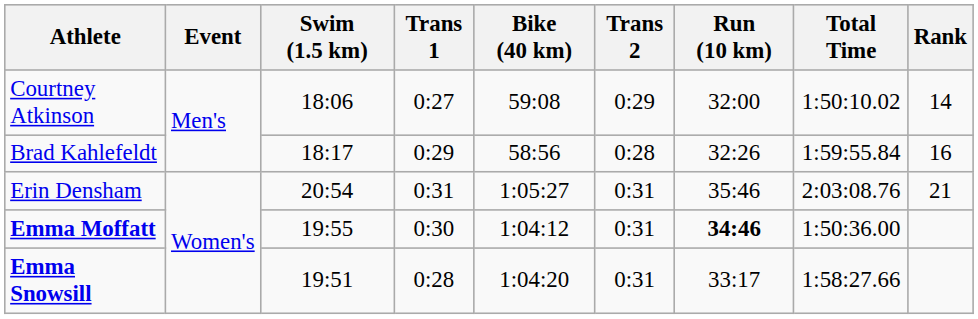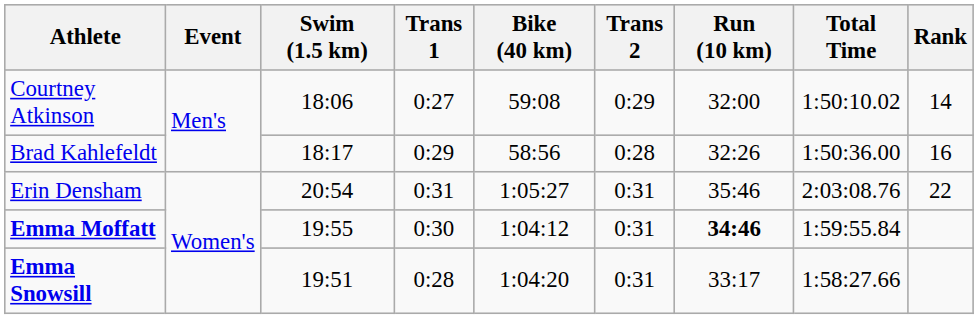(851, 153) 1:59:55.84 -> (851, 153) 1:50:36.00
(940, 191) 21 -> (940, 191) 22
(851, 228) 1:50:36.00 -> (851, 228) 1:59:55.84
